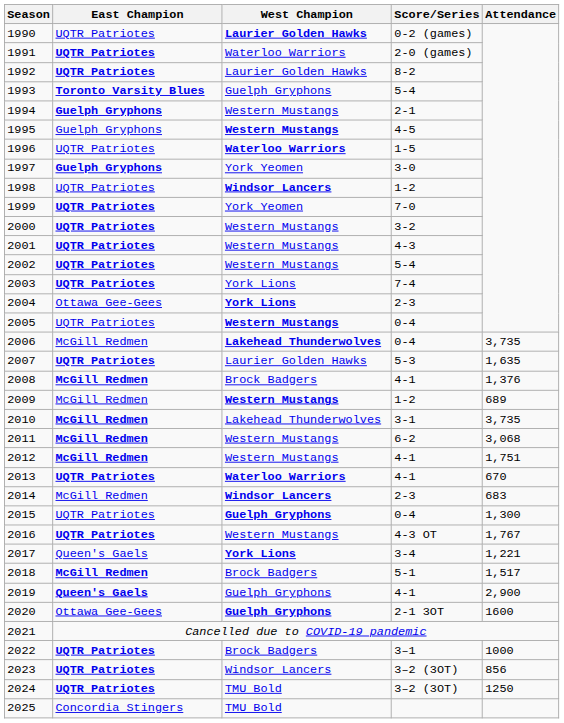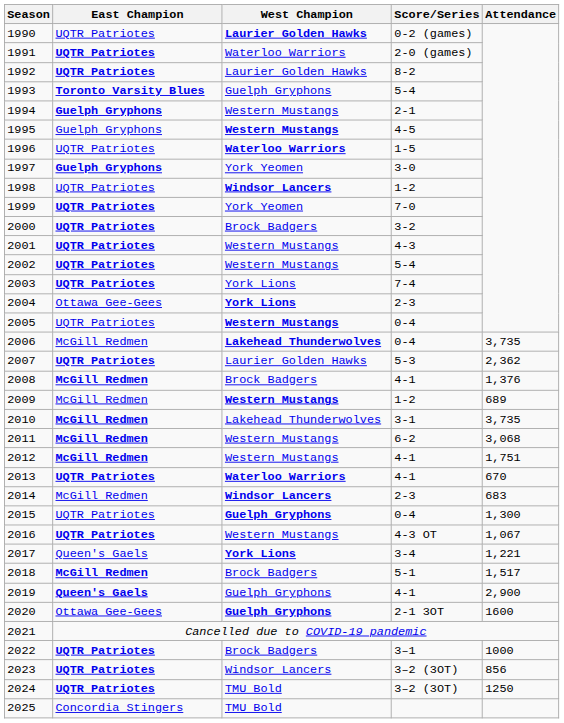(282, 226) Western Mustangs -> (271, 226) Brock Badgers
(503, 361) 1,635 -> (503, 361) 2,362
(503, 535) 1,767 -> (503, 535) 1,067
